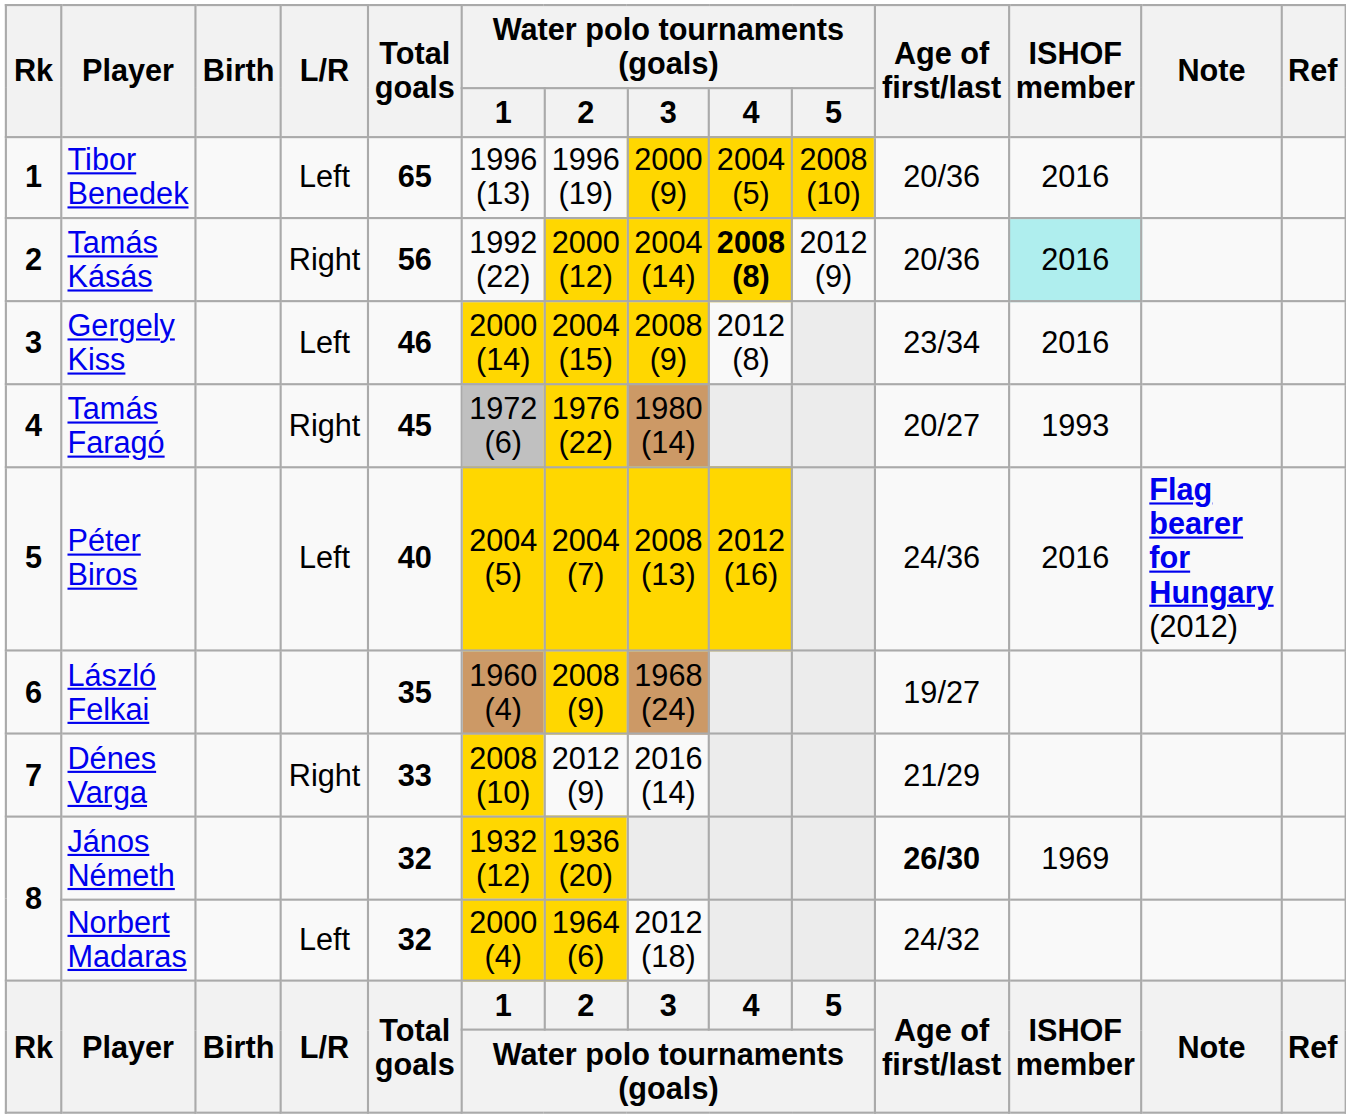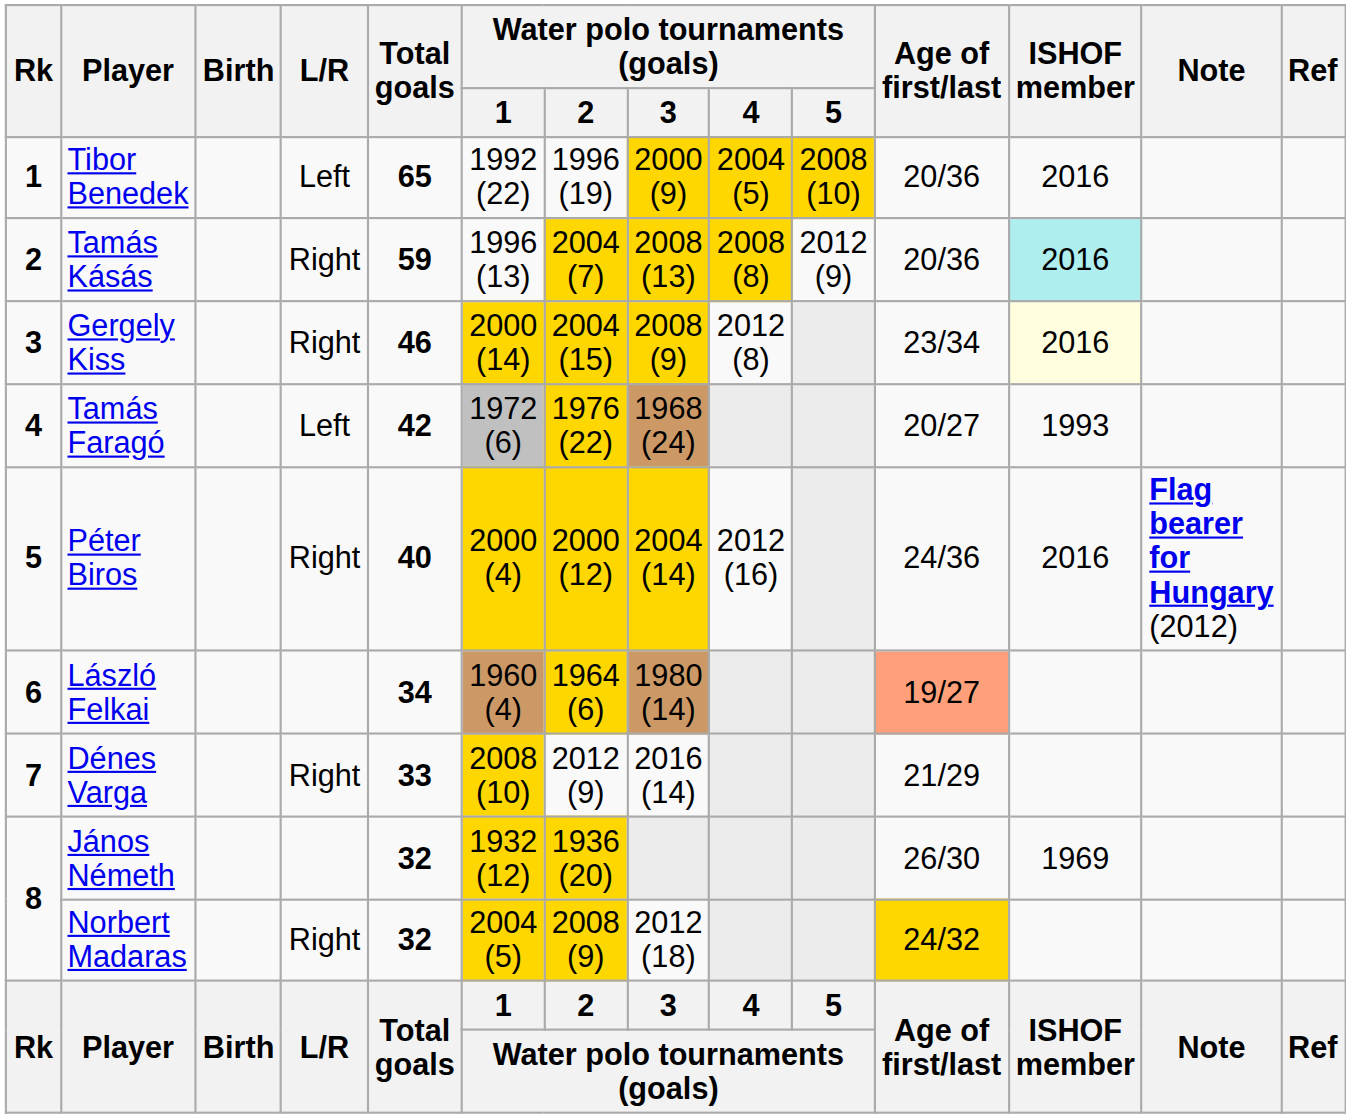(503, 178) 1996 (13) -> (503, 178) 1992 (22)
(415, 260) 56 -> (415, 260) 59
(503, 260) 1992 (22) -> (503, 260) 1996 (13)
(586, 260) 2000 (12) -> (586, 260) 2004 (7)
(668, 260) 2004 (14) -> (668, 260) 2008 (13)
(751, 260) bold -> (751, 260) normal
(325, 343) Left -> (325, 343) Right
(1075, 343) no background -> (1075, 343) lightyellow background
(325, 425) Right -> (325, 425) Left
(415, 425) 45 -> (415, 425) 42
(668, 425) 1980 (14) -> (668, 425) 1968 (24)
(325, 559) Left -> (325, 559) Right
(503, 559) 2004 (5) -> (503, 559) 2000 (4)
(586, 559) 2004 (7) -> (586, 559) 2000 (12)
(668, 559) 2008 (13) -> (668, 559) 2004 (14)
(751, 559) gold background -> (751, 559) no background
(415, 693) 35 -> (415, 693) 34
(586, 693) 2008 (9) -> (586, 693) 1964 (6)
(668, 693) 1968 (24) -> (668, 693) 1980 (14)
(942, 693) no background -> (942, 693) lightsalmon background
(942, 858) bold -> (942, 858) normal
(325, 940) Left -> (325, 940) Right
(503, 940) 2000 (4) -> (503, 940) 2004 (5)
(586, 940) 1964 (6) -> (586, 940) 2008 (9)
(942, 940) no background -> (942, 940) gold background
